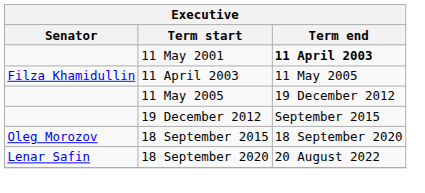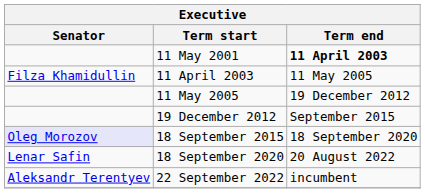(53, 137) no background -> (53, 137) lavender background
+ row: (220, 177)
